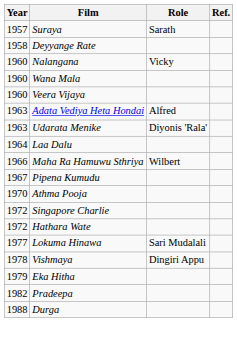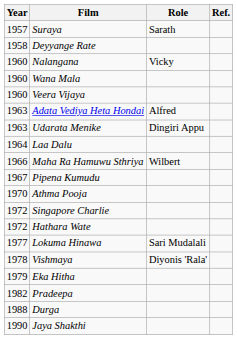(178, 128) Diyonis 'Rala' -> (176, 128) Dingiri Appu
(176, 260) Dingiri Appu -> (178, 260) Diyonis 'Rala'
+ row: (59, 326)
